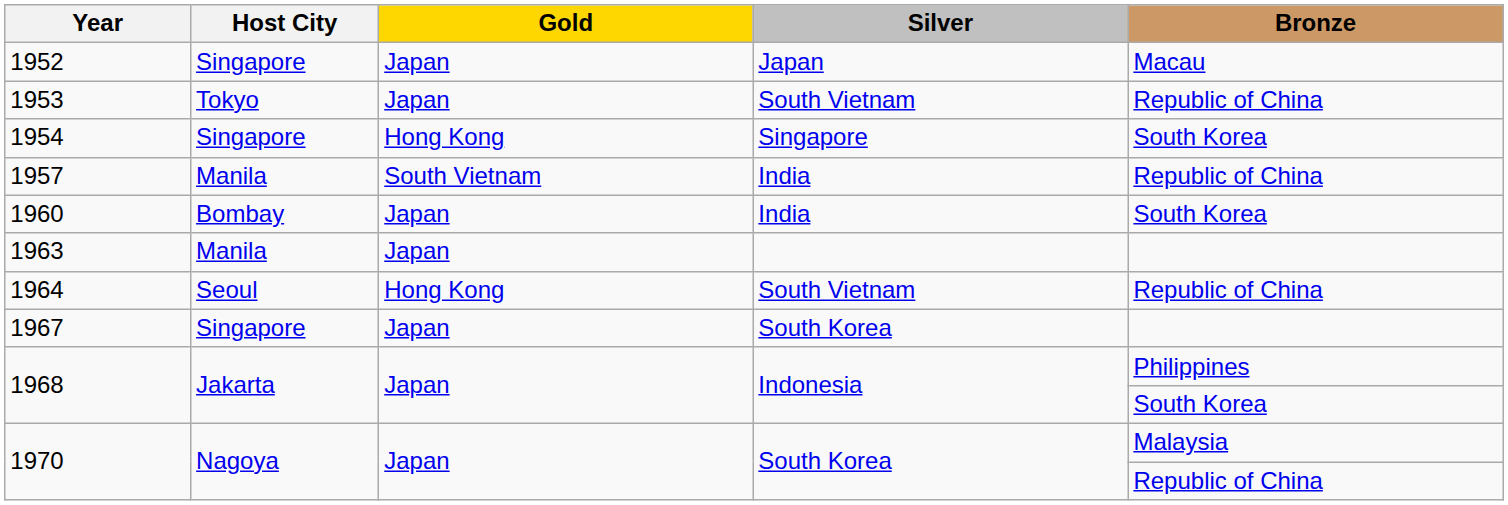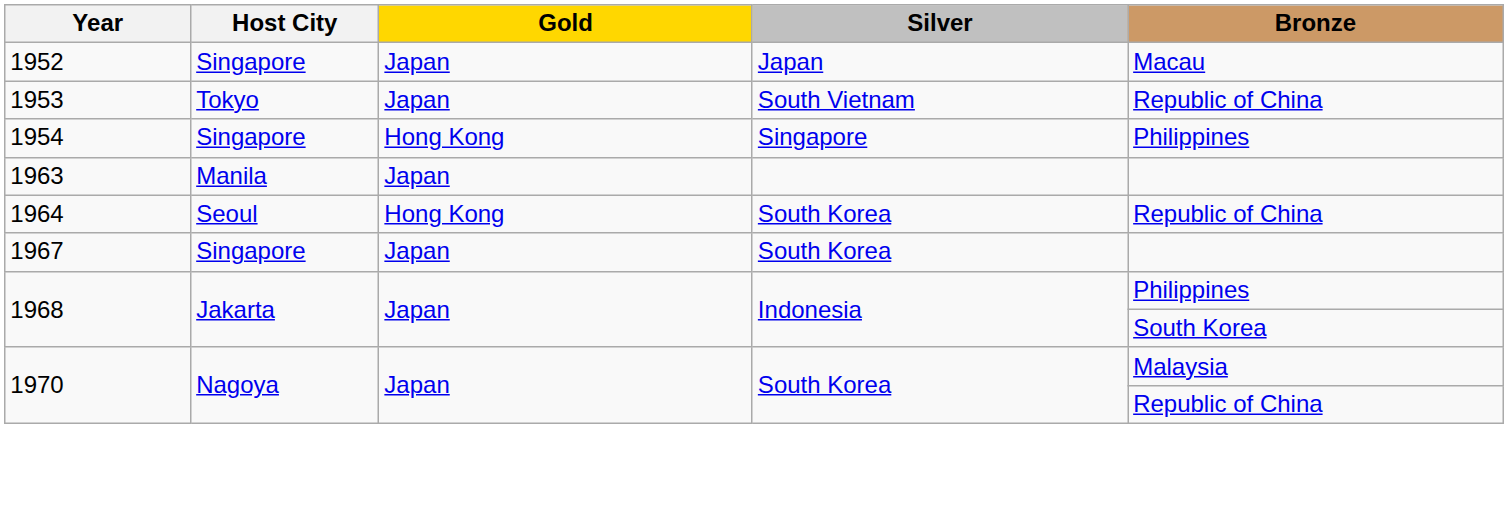(1200, 137) South Korea -> (1191, 137) Philippines
- row: (37, 175)
- row: (37, 213)
(837, 289) South Vietnam -> (825, 213) South Korea
